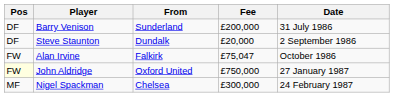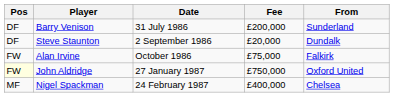columns swapped: (176, 12) <-> (333, 12)
(237, 56) £75,047 -> (264, 56) £75,000
(240, 85) £300,000 -> (266, 85) £400,000
